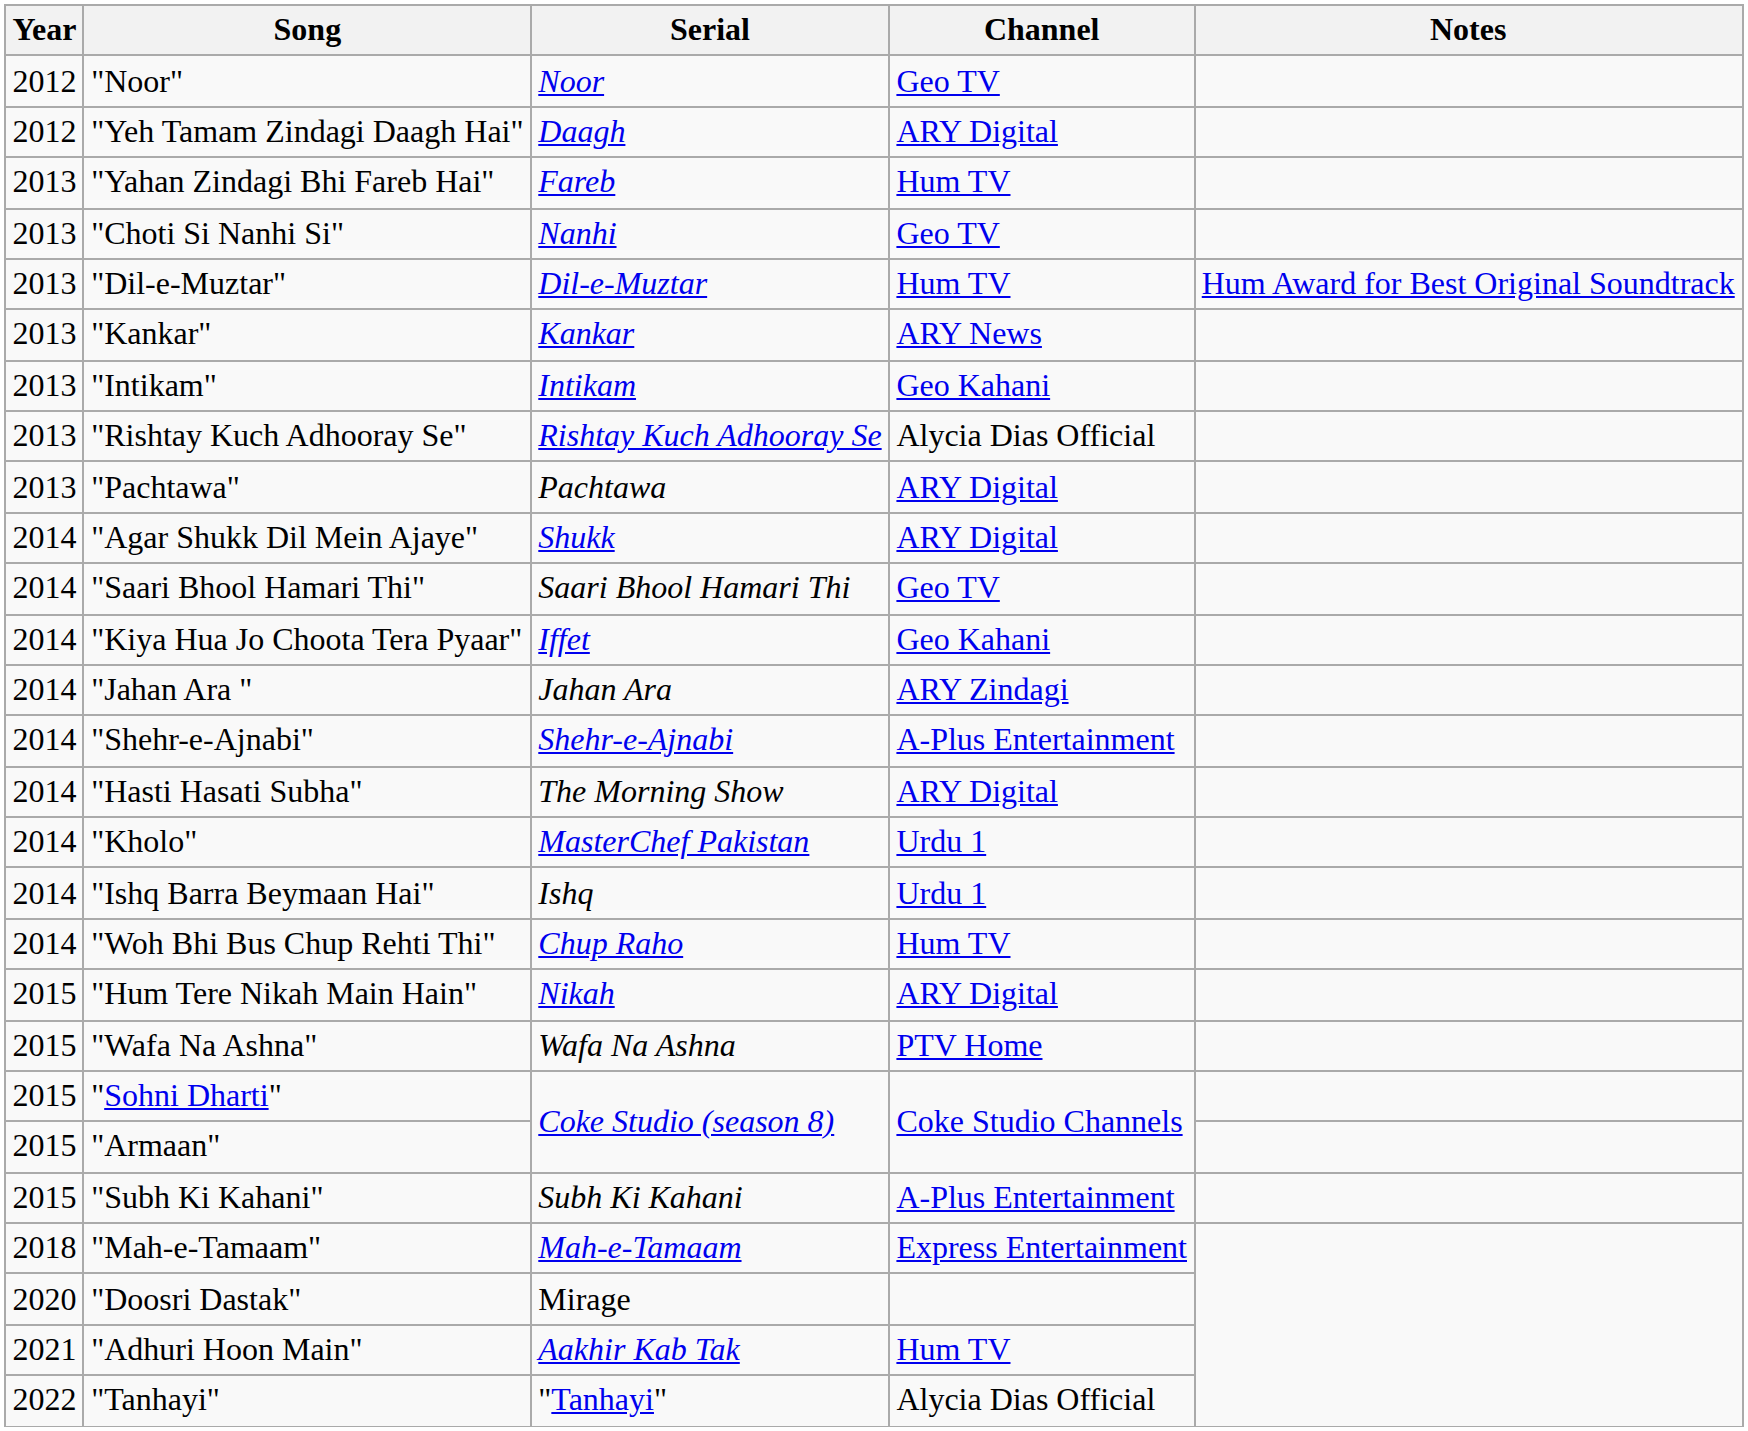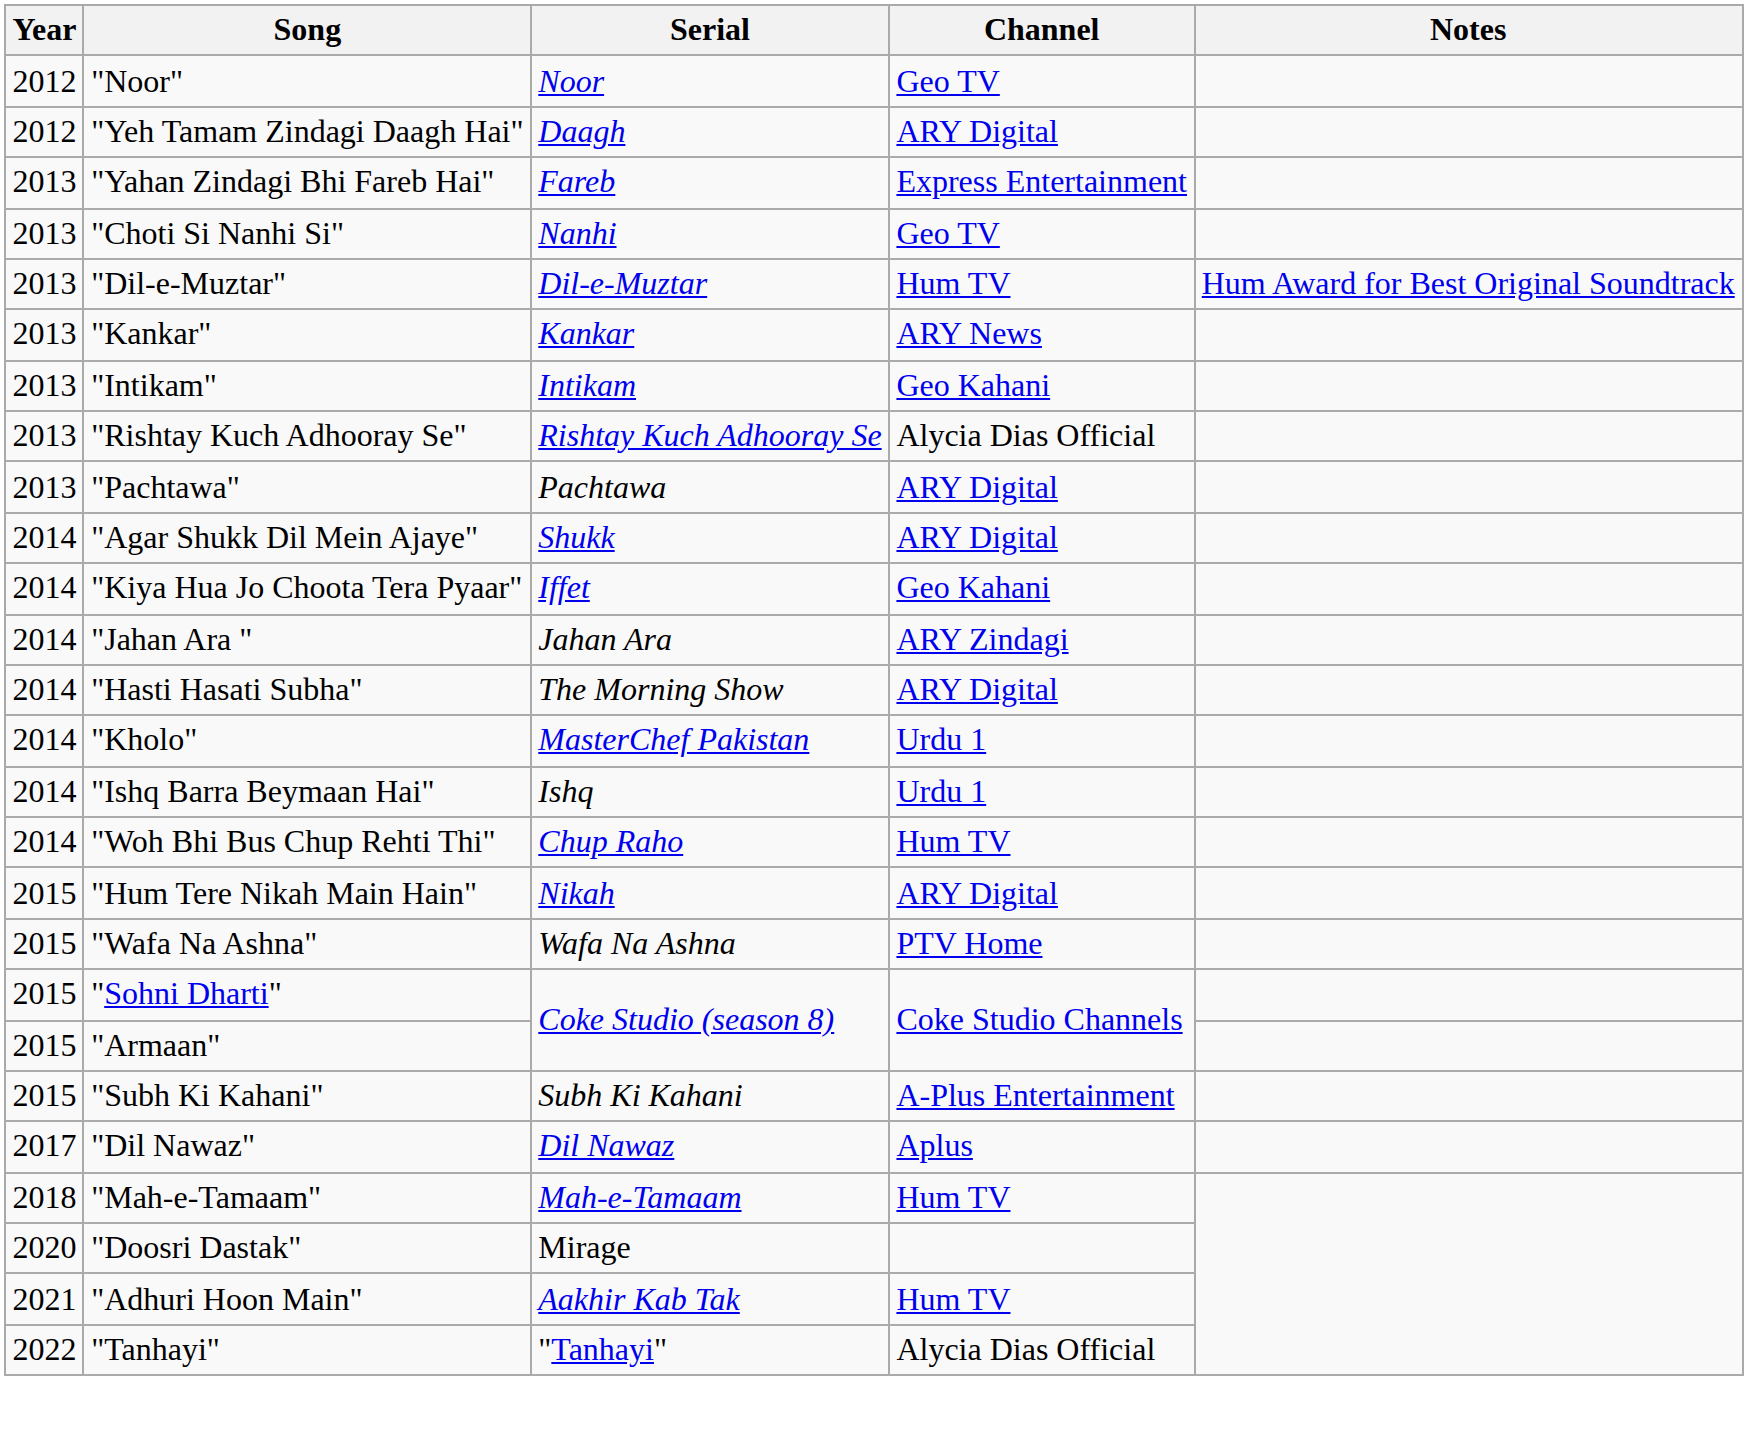(953, 182) Hum TV -> (1042, 182) Express Entertainment
- row: (258, 588)
- row: (202, 740)
+ row: (173, 1146)
(1042, 1247) Express Entertainment -> (953, 1197) Hum TV
